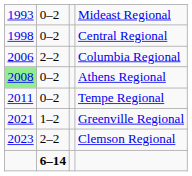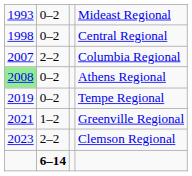(21, 56) 2006 -> (21, 56) 2007
(20, 98) 2011 -> (21, 98) 2019
